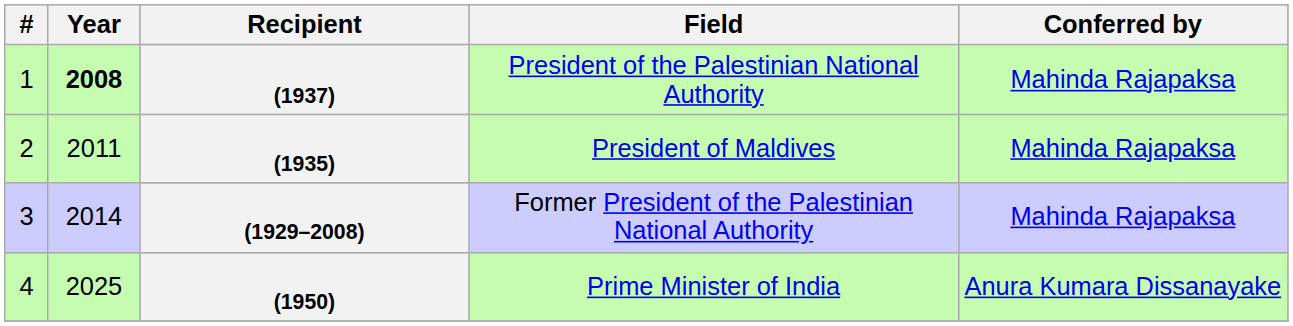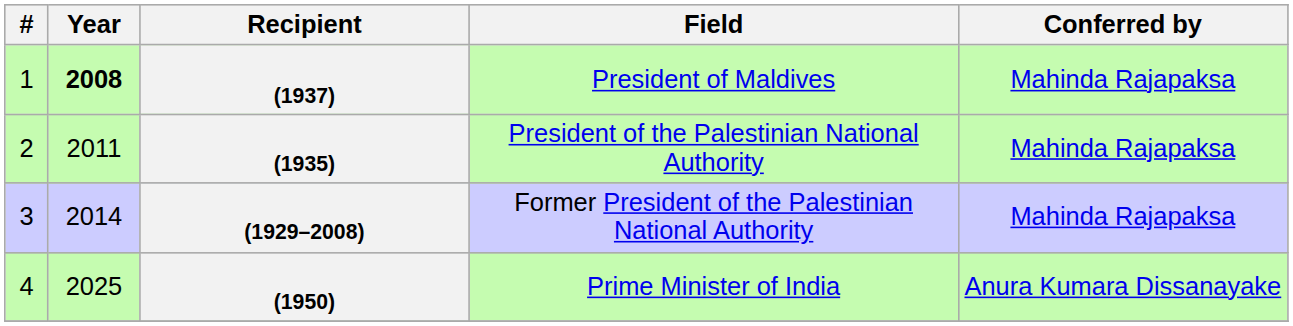(714, 79) President of the Palestinian National Authority -> (714, 79) President of Maldives
(714, 148) President of Maldives -> (714, 148) President of the Palestinian National Authority
